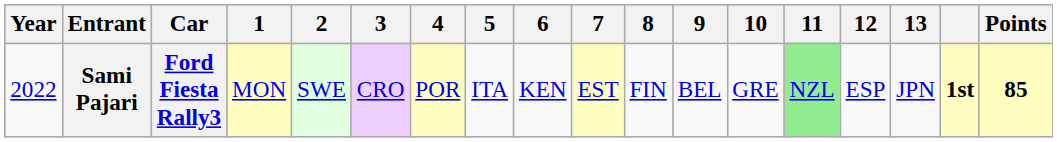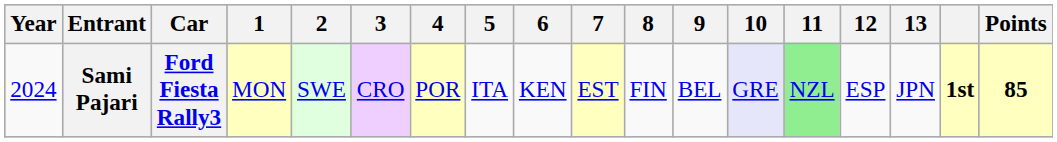(33, 89) 2022 -> (33, 89) 2024
(756, 89) no background -> (756, 89) lavender background
